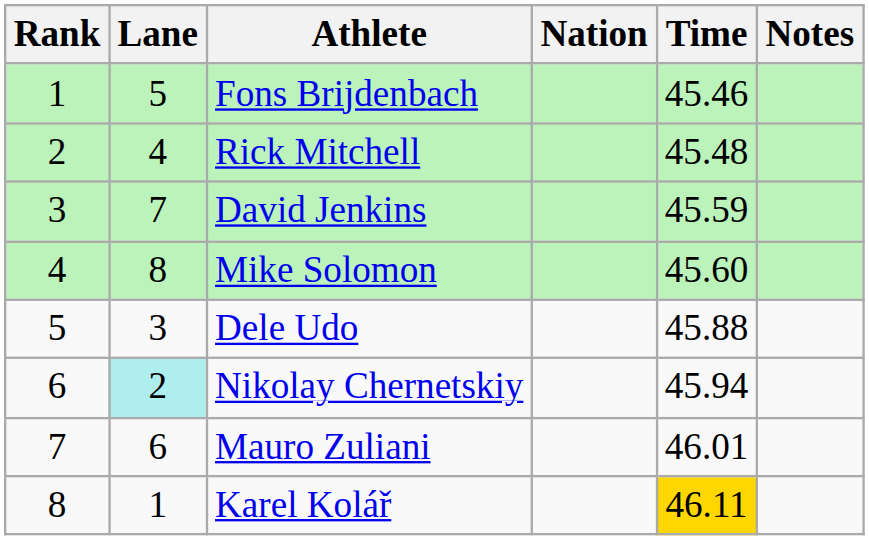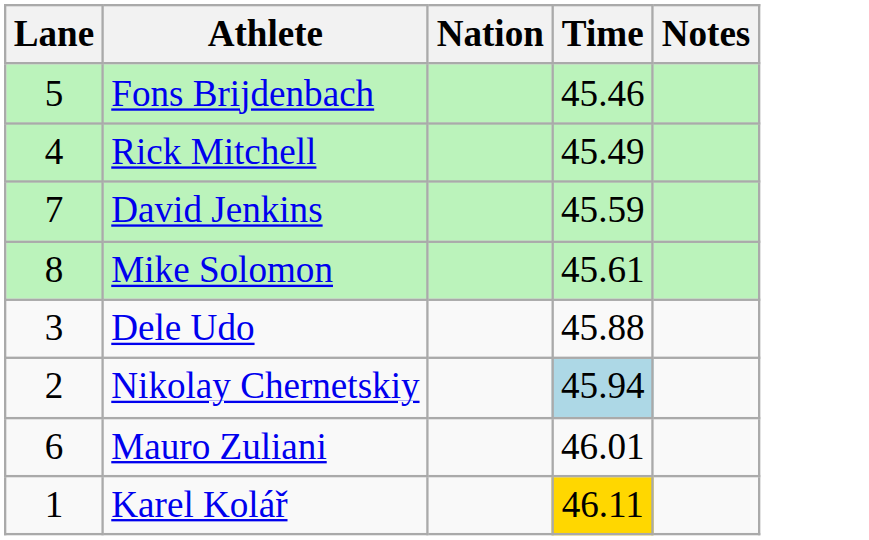- column: (57, 33)
(707, 151) 45.48 -> (603, 151) 45.49
(707, 269) 45.60 -> (603, 269) 45.61
(158, 387) paleturquoise background -> (54, 387) no background
(707, 387) no background -> (603, 387) lightblue background
